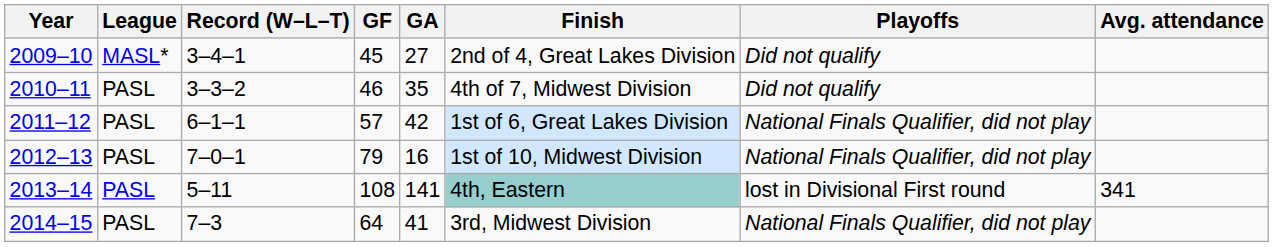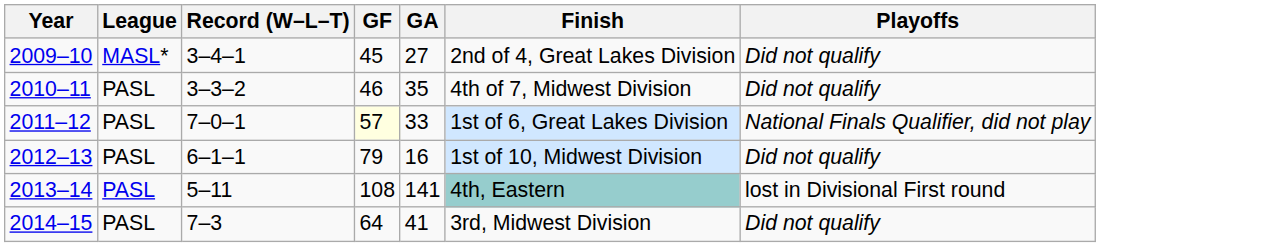- column: (1182, 21)
(216, 122) 6–1–1 -> (216, 122) 7–0–1
(371, 122) no background -> (371, 122) lightyellow background
(417, 122) 42 -> (417, 122) 33
(216, 156) 7–0–1 -> (216, 156) 6–1–1
(918, 156) National Finals Qualifier, did not play -> (812, 156) Did not qualify
(918, 223) National Finals Qualifier, did not play -> (812, 223) Did not qualify
